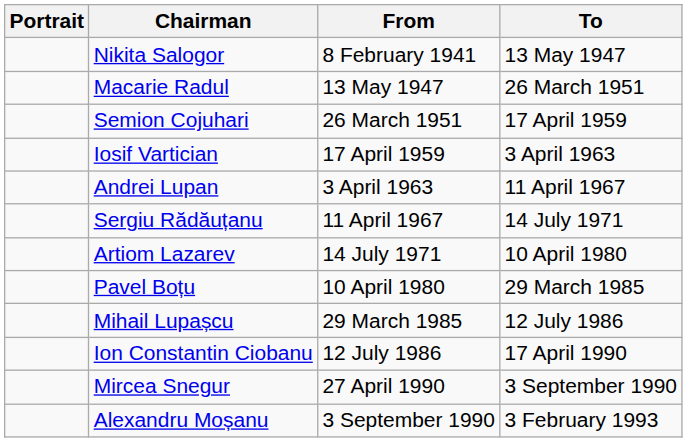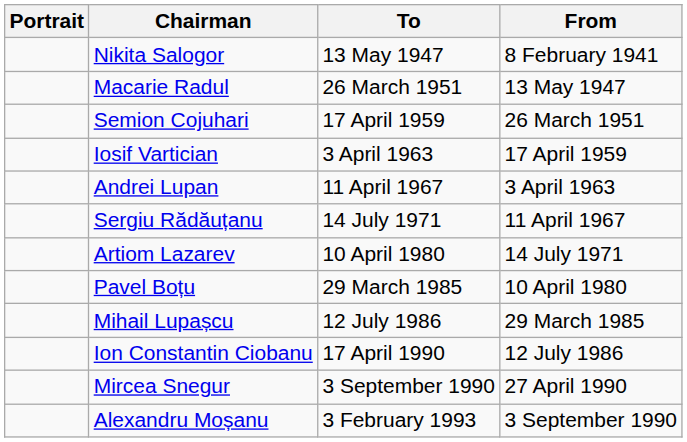columns swapped: (409, 21) <-> (591, 21)
